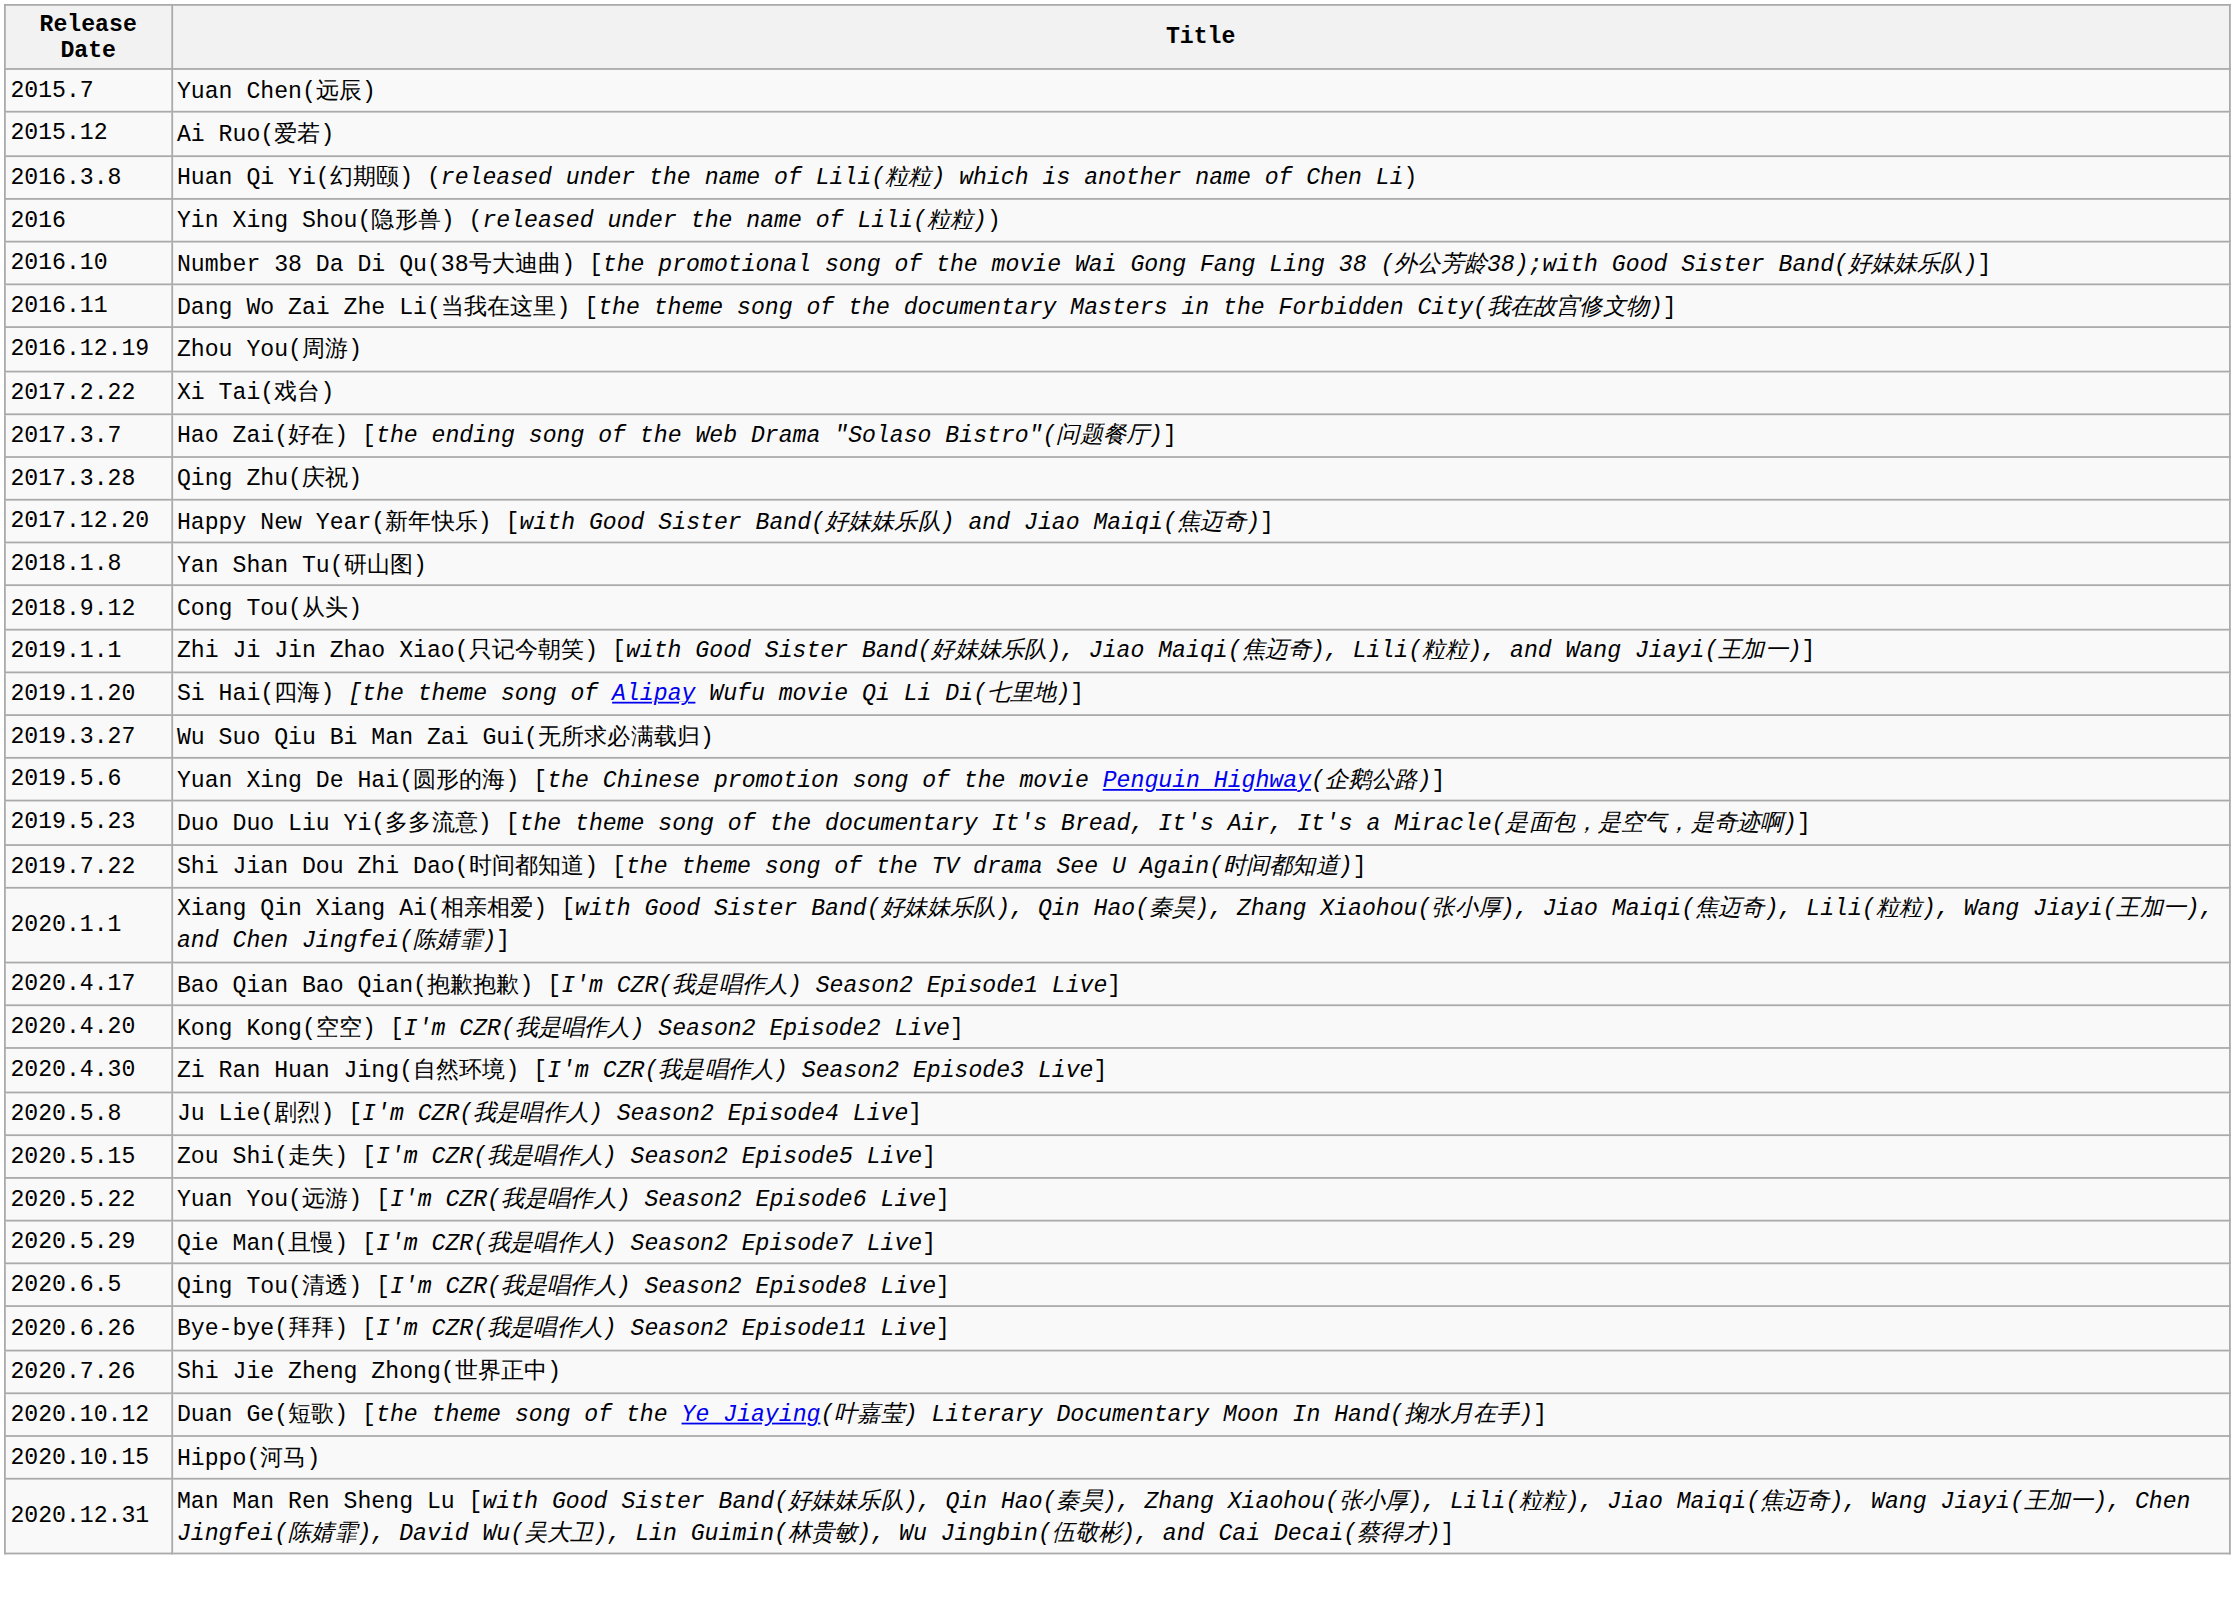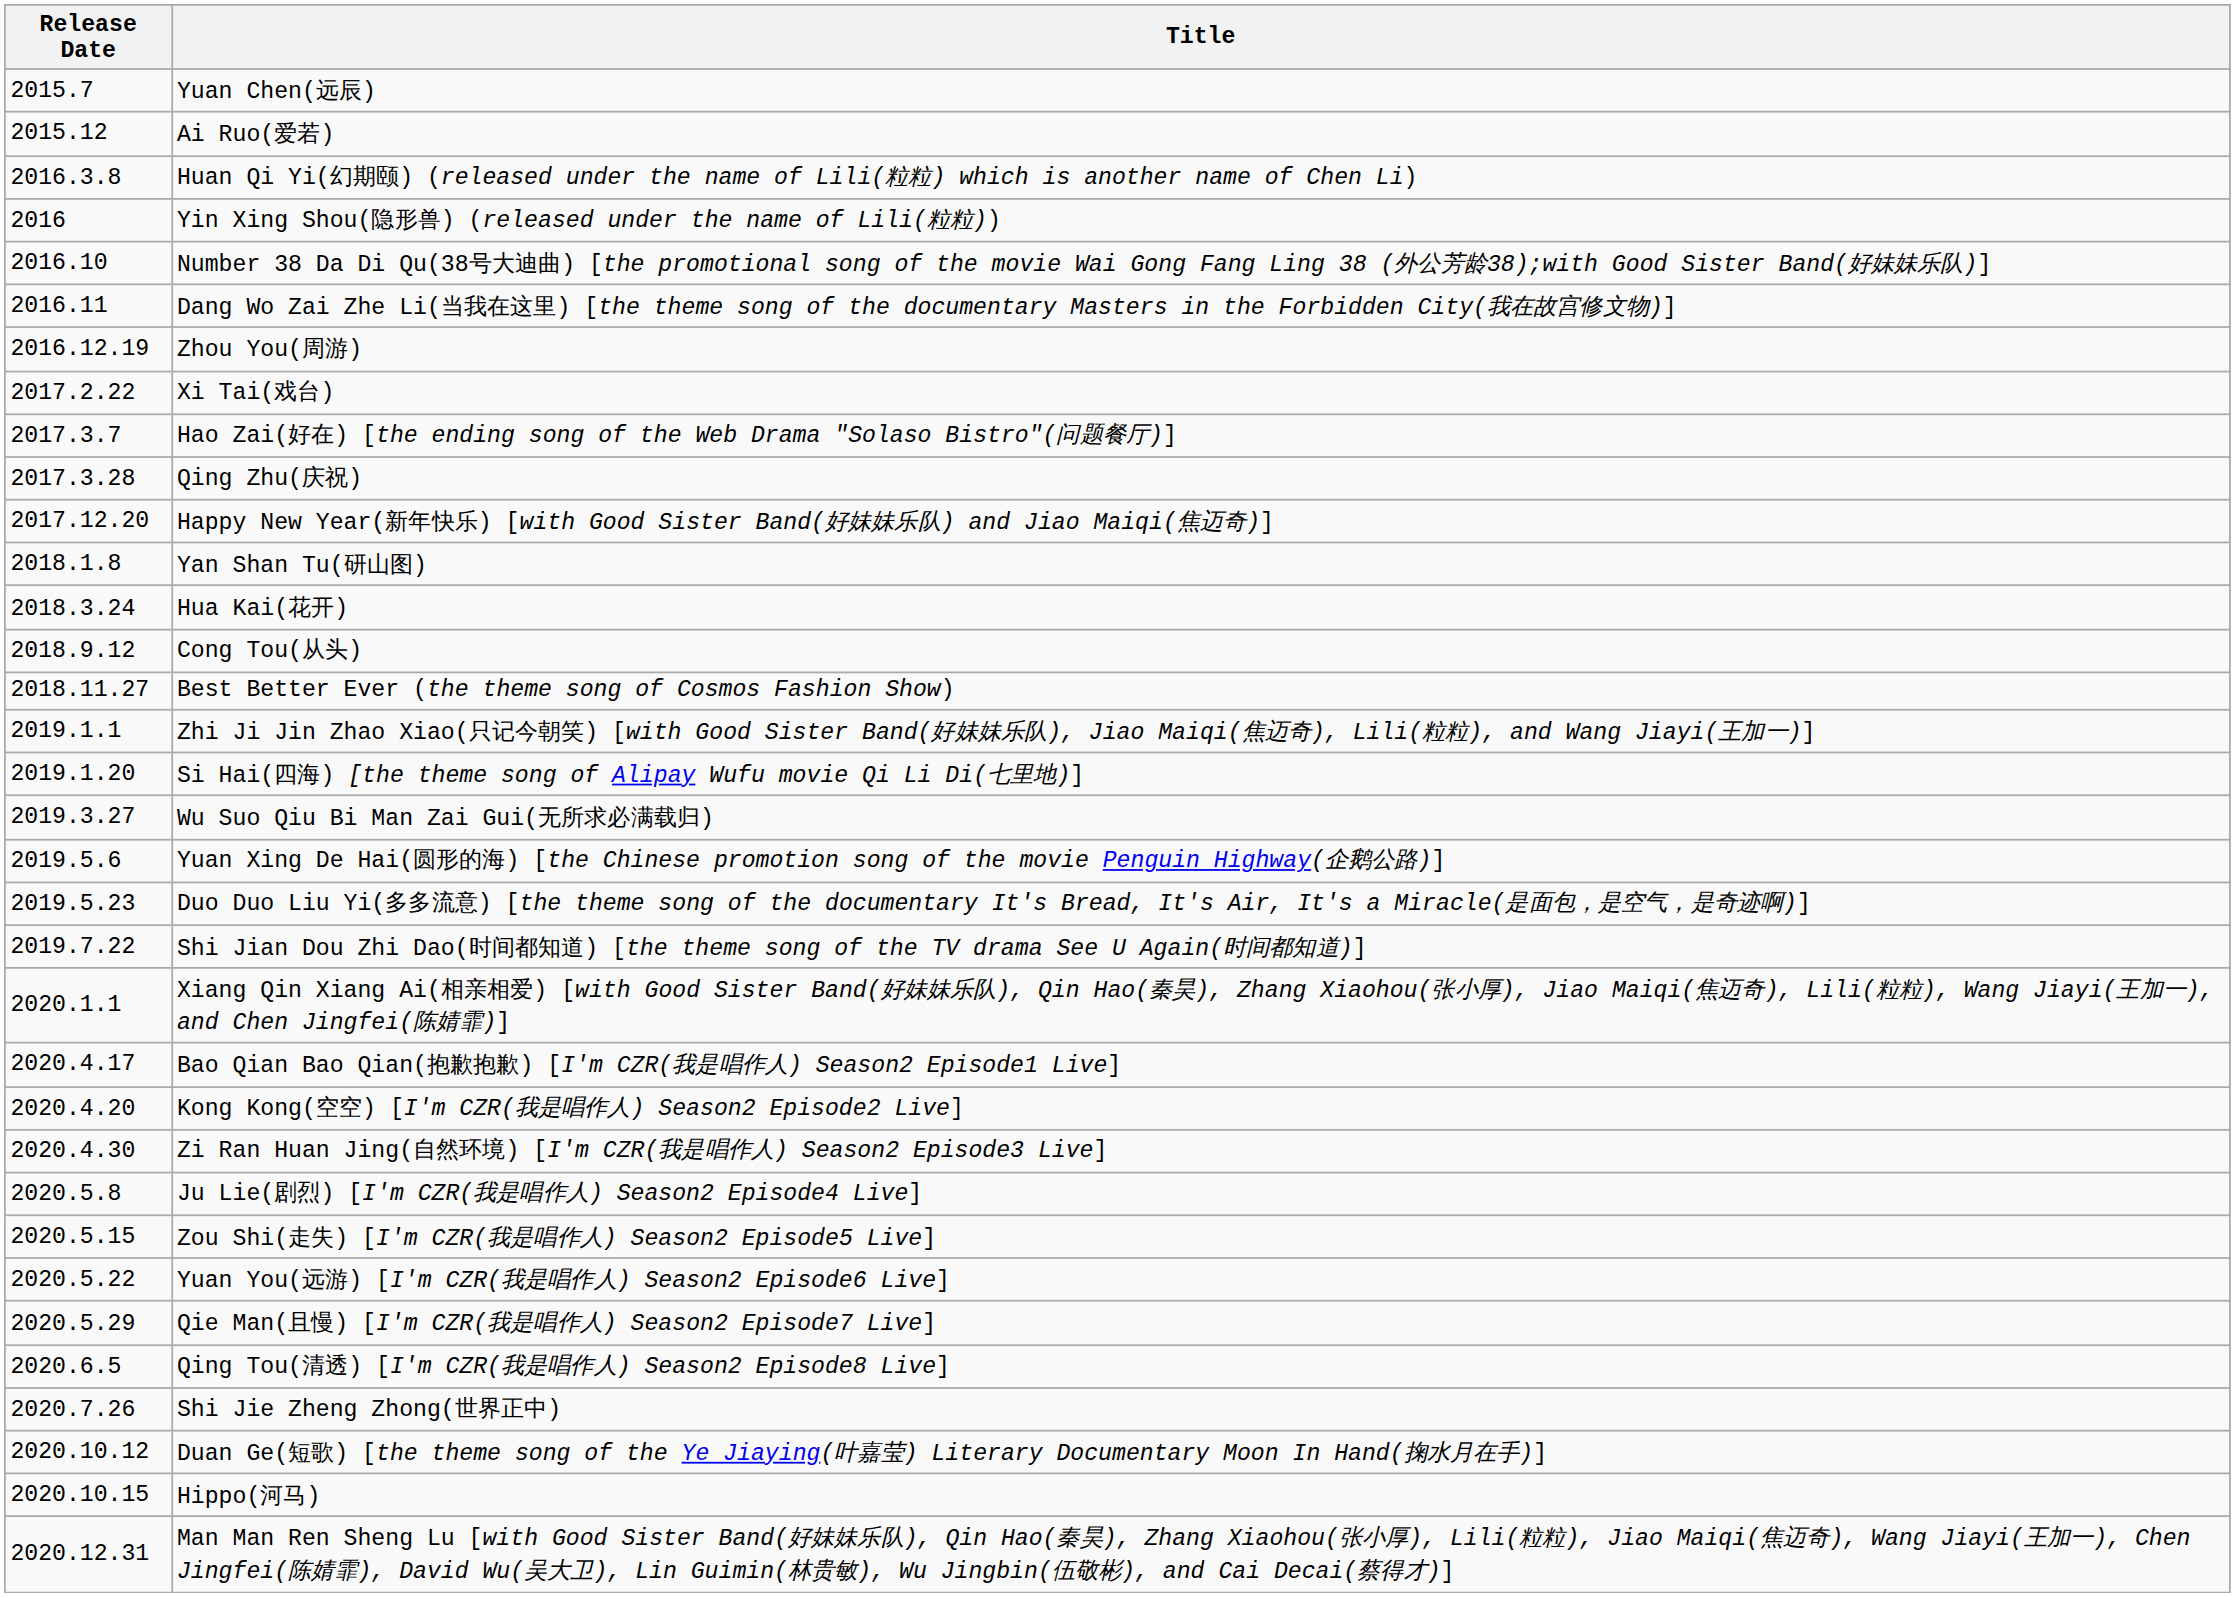+ row: (263, 608)
+ row: (566, 691)
- row: (563, 1329)
